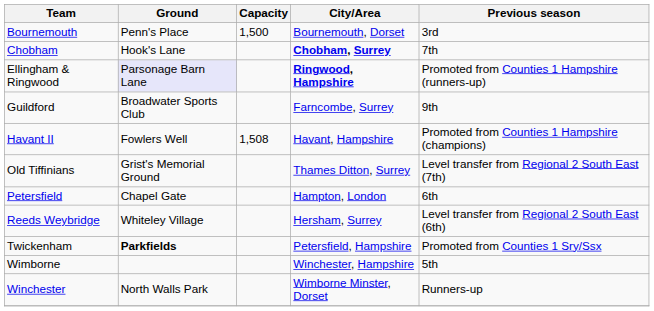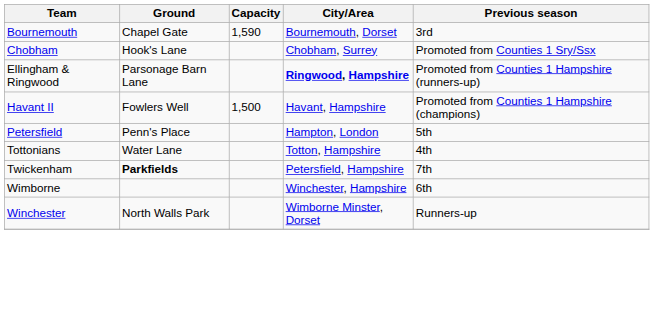(155, 32) Penn's Place -> (155, 32) Chapel Gate
(254, 32) 1,500 -> (246, 32) 1,590
(342, 50) bold -> (331, 50) normal
(430, 50) 7th -> (506, 50) Promoted from Counties 1 Sry/Ssx
(163, 75) lavender background -> (164, 75) no background
- row: (31, 107)
(254, 139) 1,508 -> (246, 107) 1,500
- row: (41, 170)
(153, 195) Chapel Gate -> (156, 132) Penn's Place
(430, 195) 6th -> (424, 132) 5th
- row: (53, 221)
+ row: (34, 151)
(512, 246) Promoted from Counties 1 Sry/Ssx -> (424, 169) 7th
(430, 264) 5th -> (424, 188) 6th
